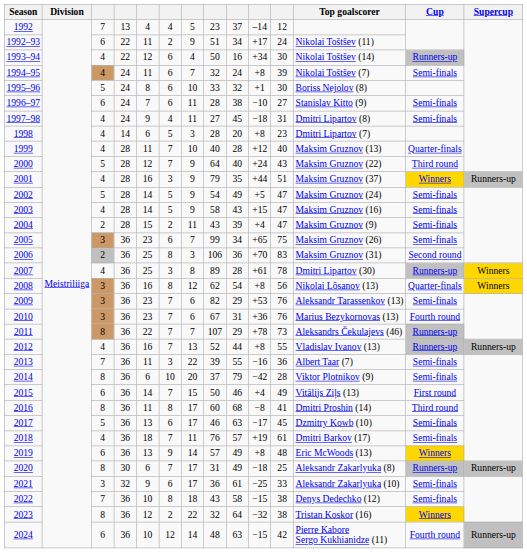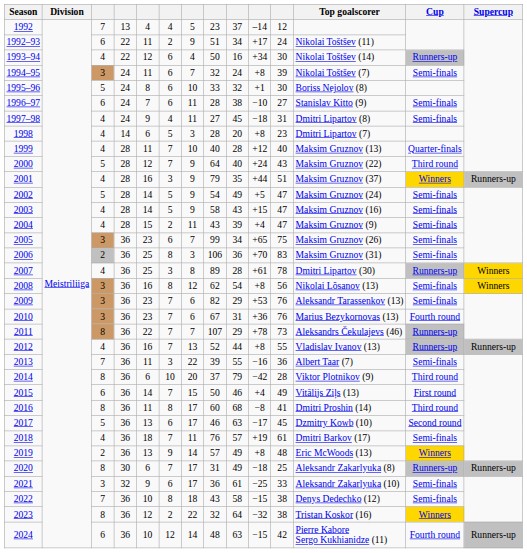(103, 73) 4 -> (103, 73) 3
(103, 225) 2 -> (103, 225) 4
(435, 255) Second round -> (435, 255) Semi-finals
(435, 286) Quarter-finals -> (435, 286) Semi-finals
(435, 377) Semi-finals -> (435, 377) Third round
(435, 423) Semi-finals -> (435, 423) Second round
(103, 453) 6 -> (103, 453) 2
